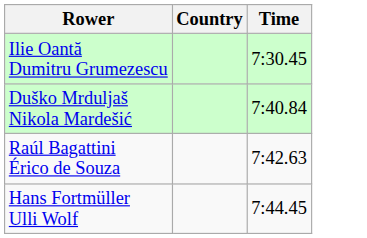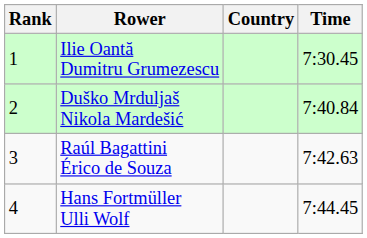+ column: (30, 19)
